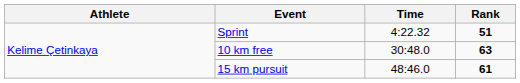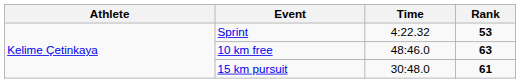(485, 32) 51 -> (485, 32) 53
(410, 51) 30:48.0 -> (410, 51) 48:46.0
(410, 69) 48:46.0 -> (410, 69) 30:48.0
